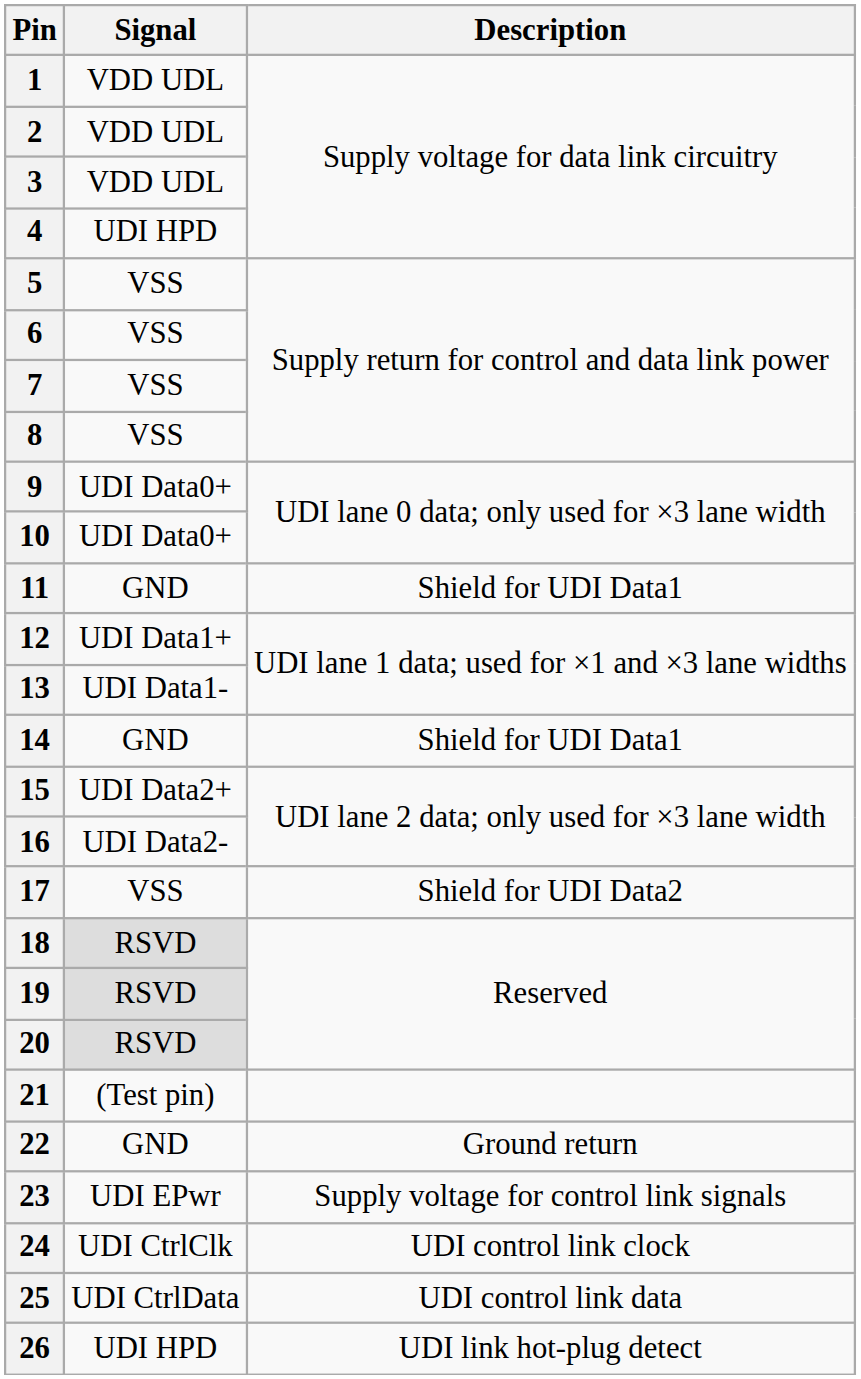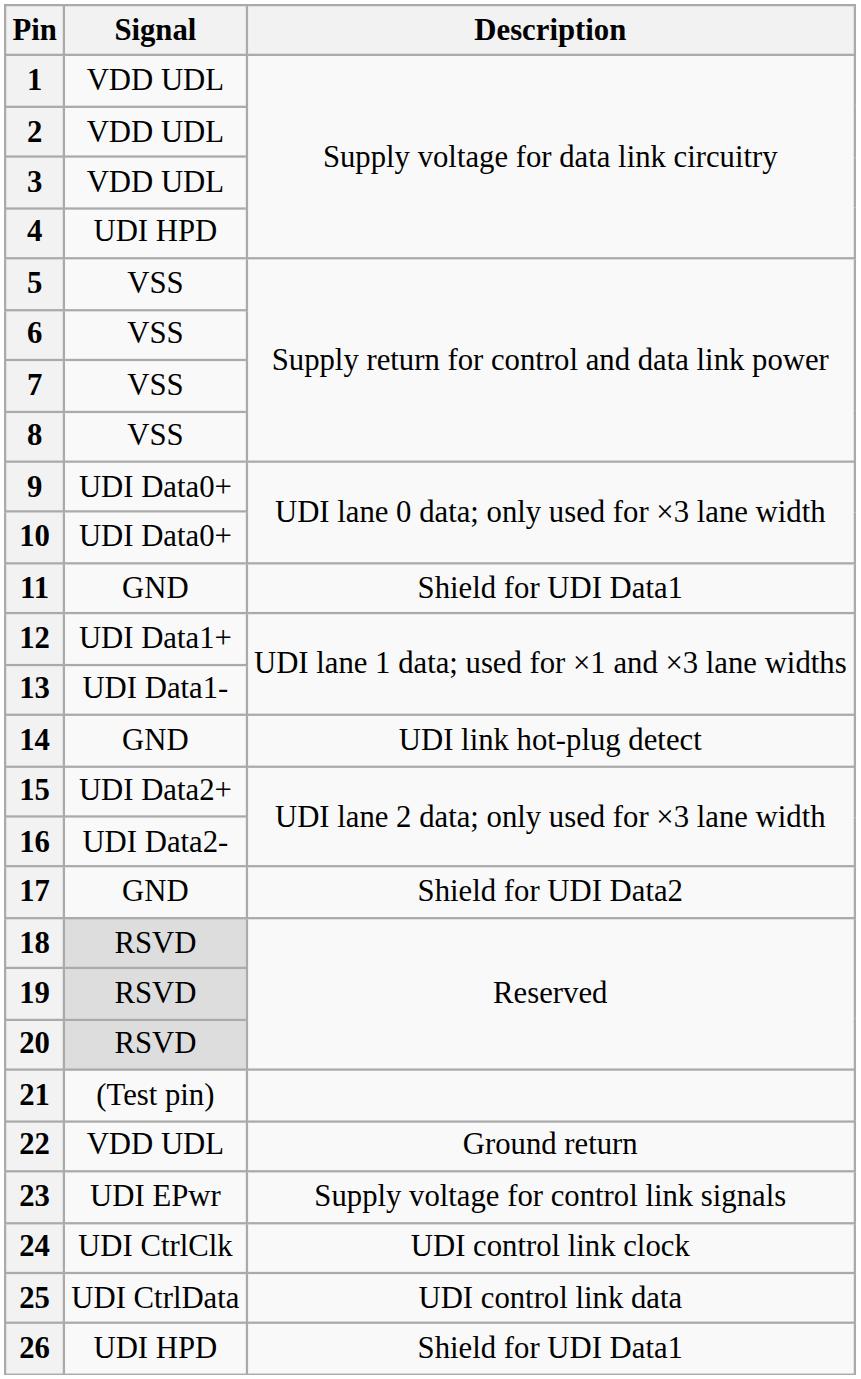(550, 739) Shield for UDI Data1 -> (550, 739) UDI link hot-plug detect
(155, 891) VSS -> (155, 891) GND
(155, 1145) GND -> (155, 1145) VDD UDL
(550, 1347) UDI link hot-plug detect -> (550, 1347) Shield for UDI Data1
